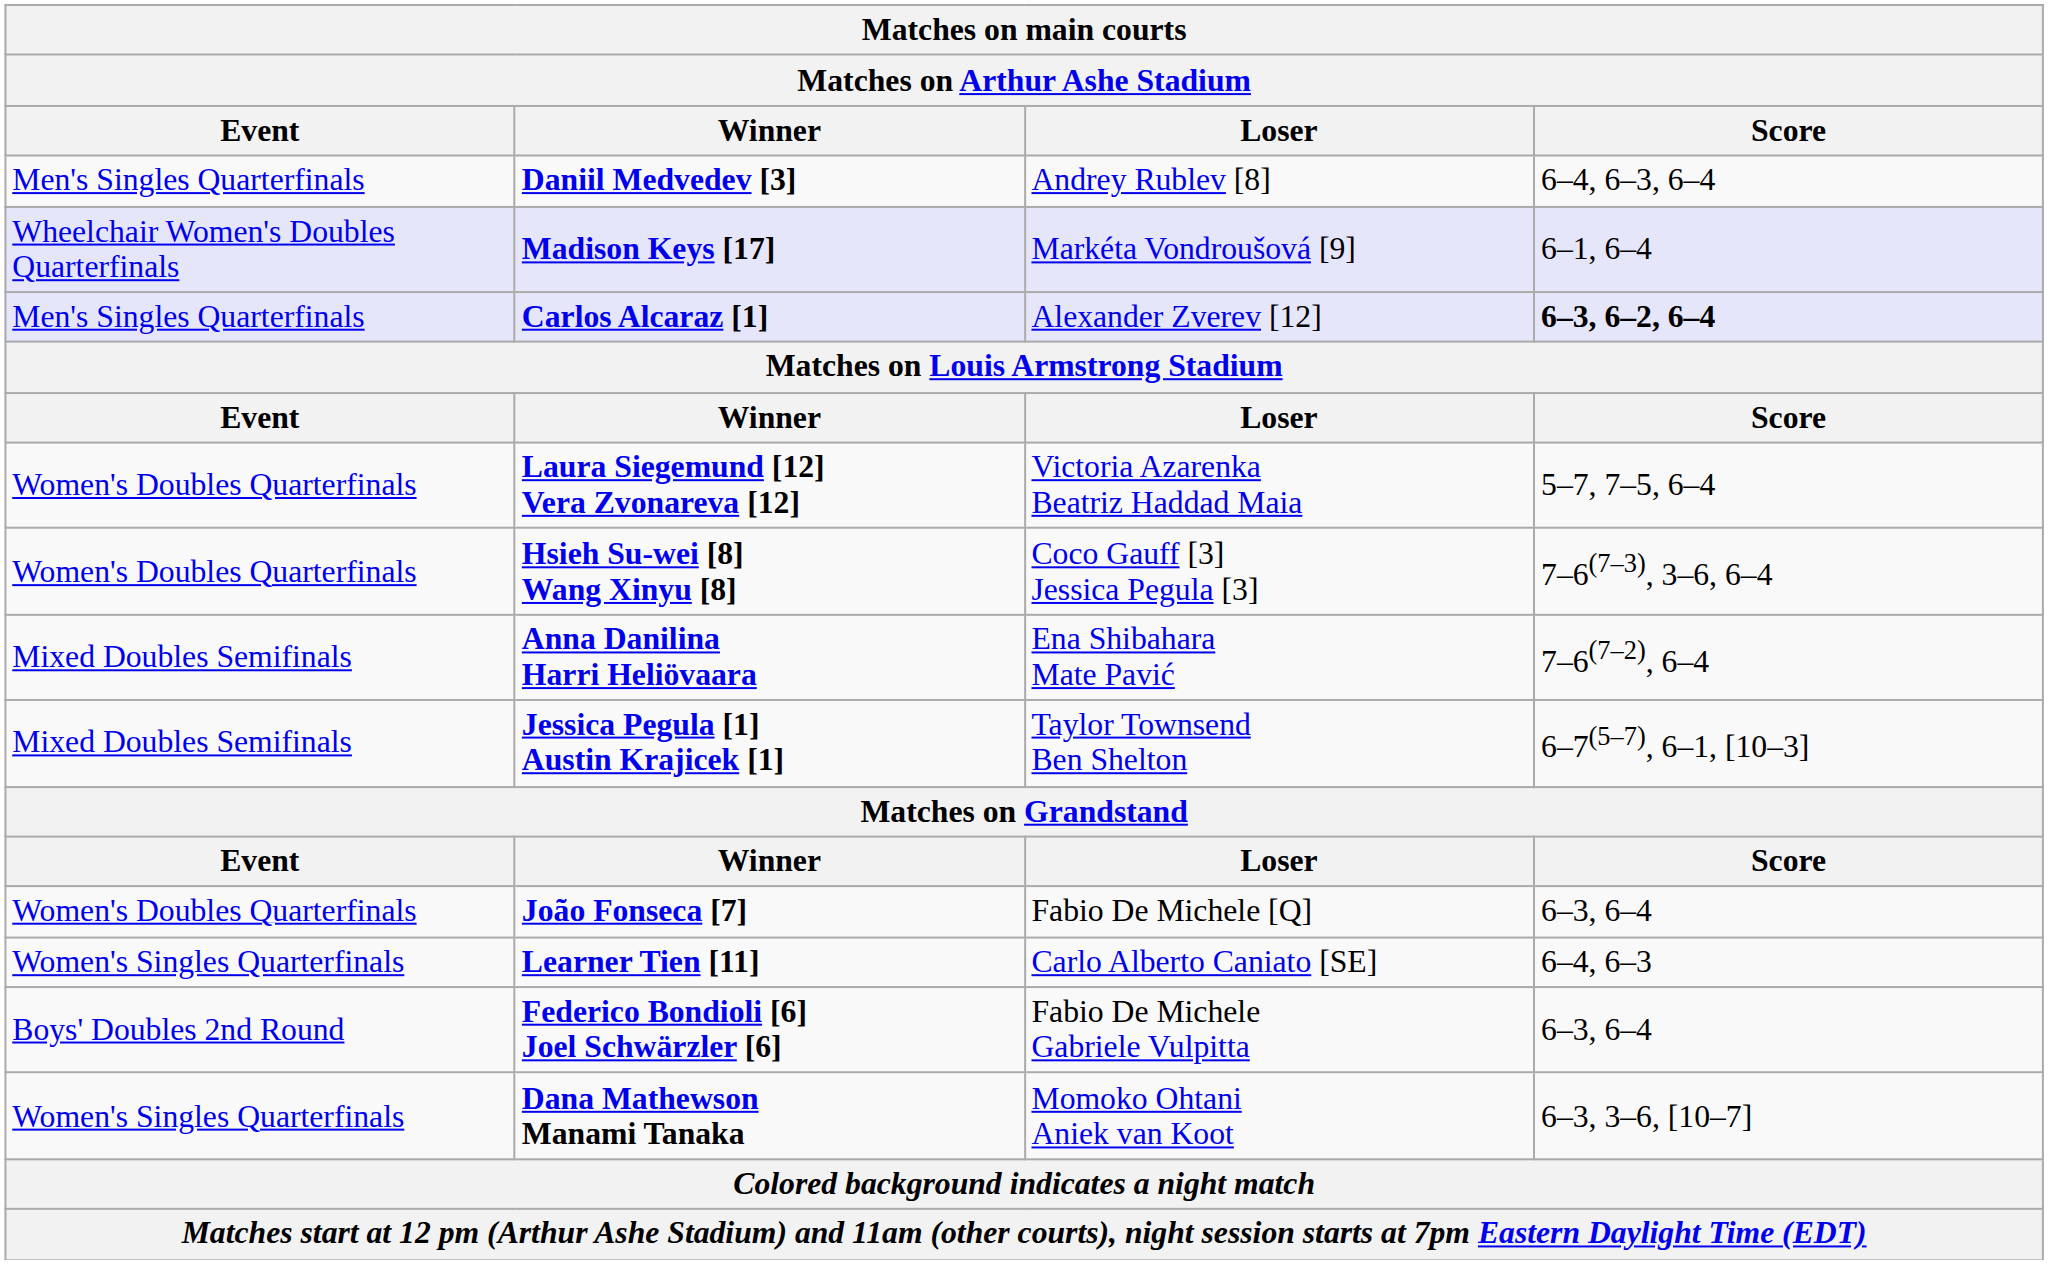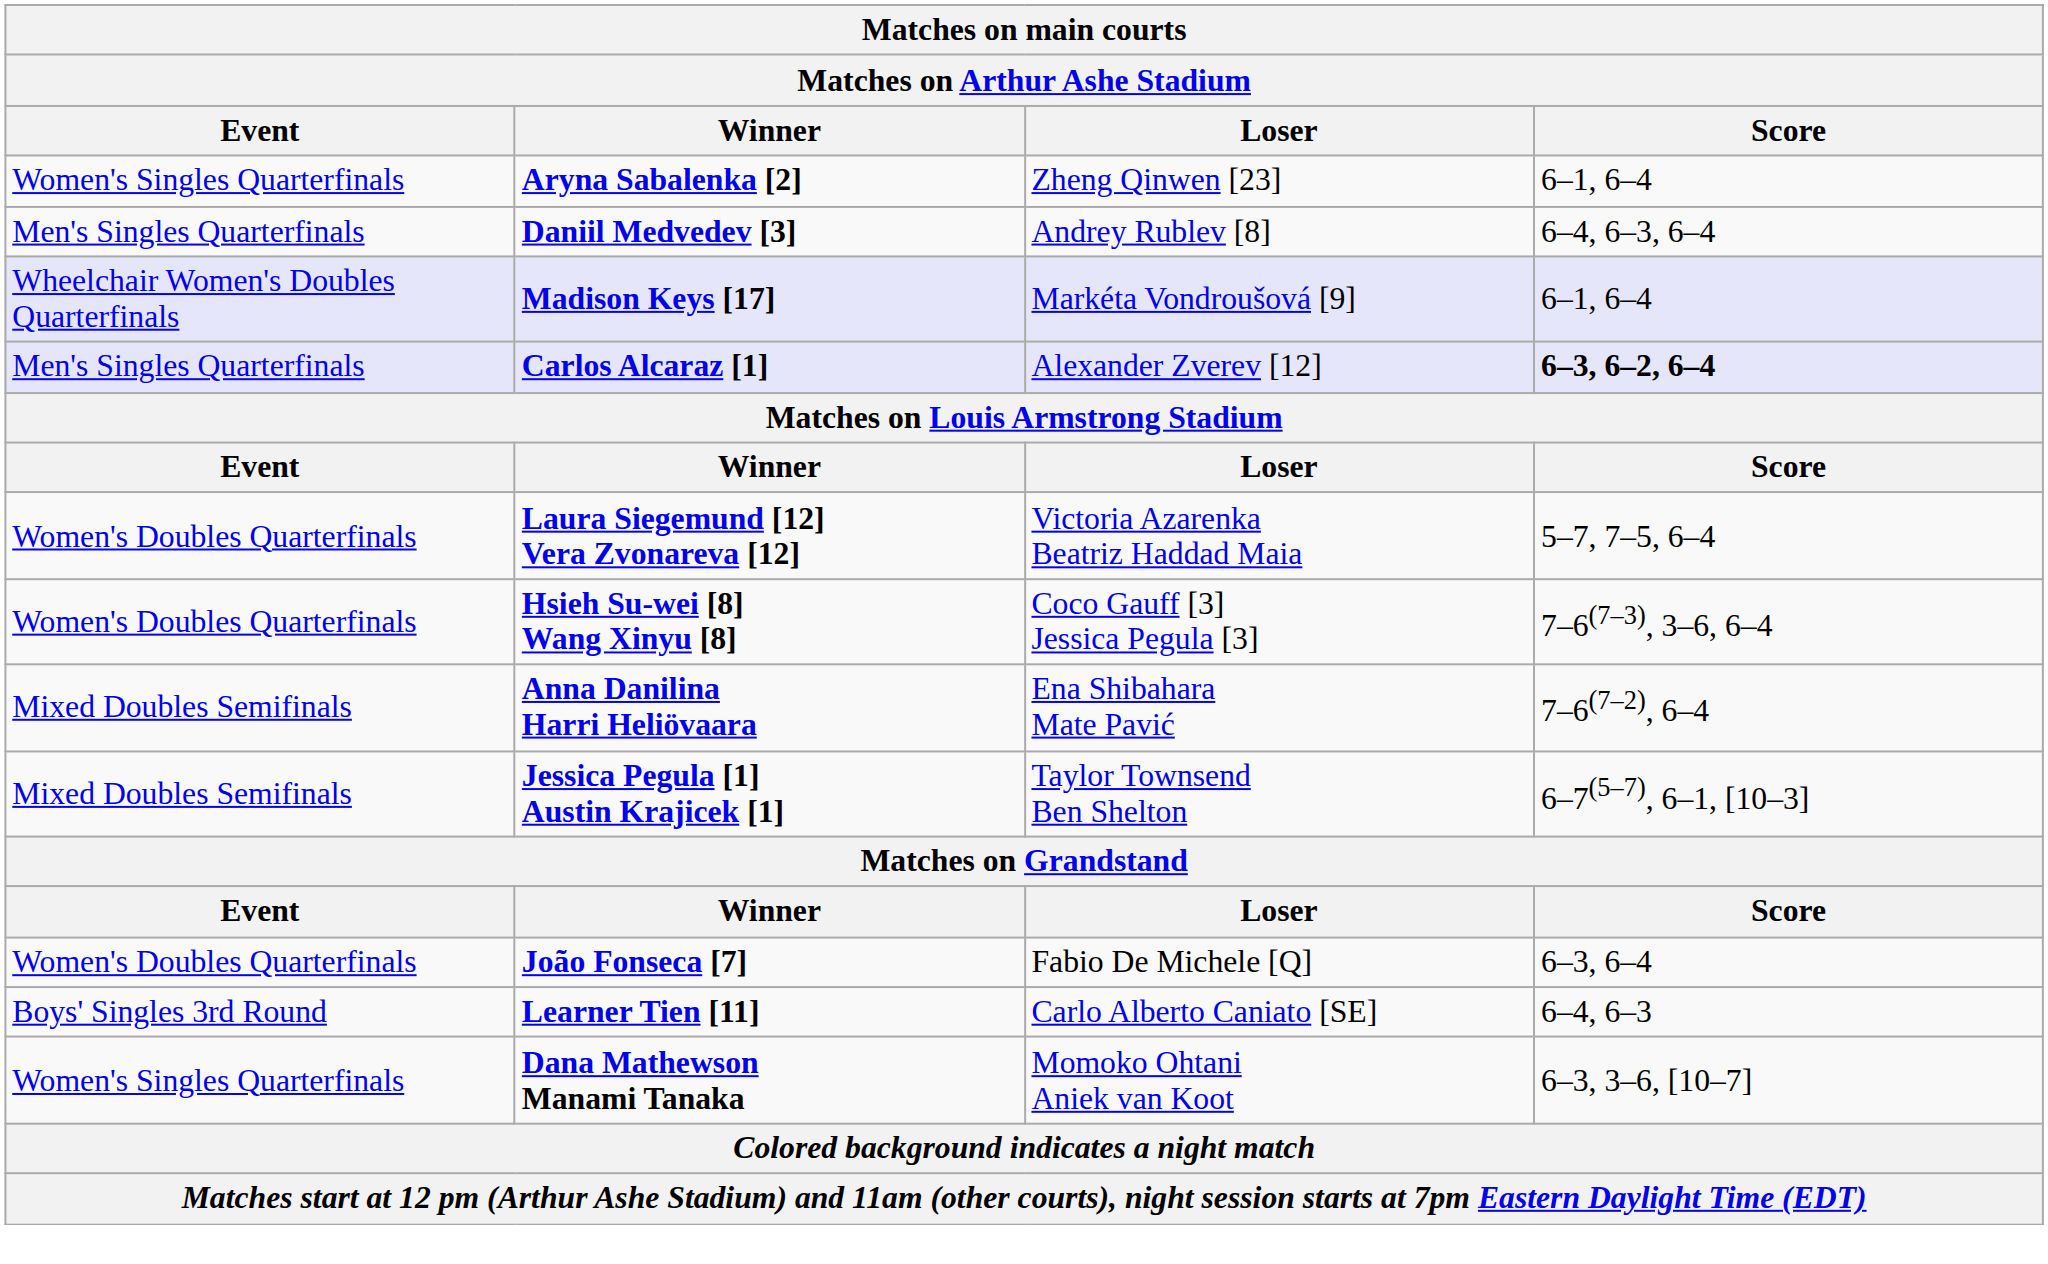+ row: (662, 180)
(208, 961) Women's Singles Quarterfinals -> (170, 1011) Boys' Singles 3rd Round
- row: (664, 1029)
